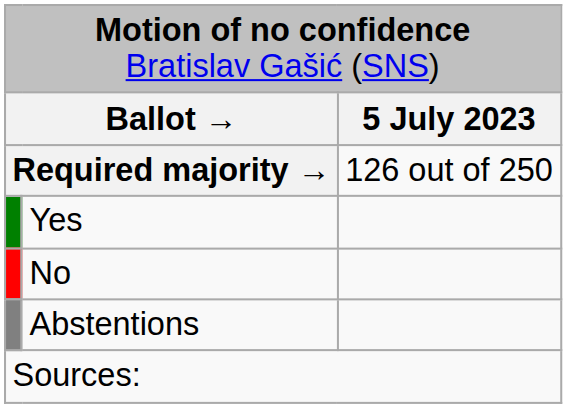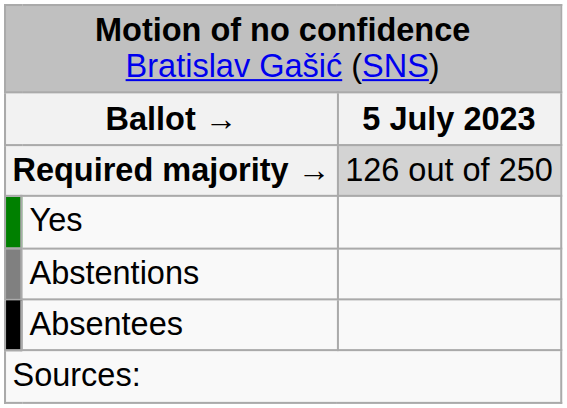(449, 169) no background -> (449, 169) lightgrey background
- row: (50, 272)
+ row: (106, 324)
